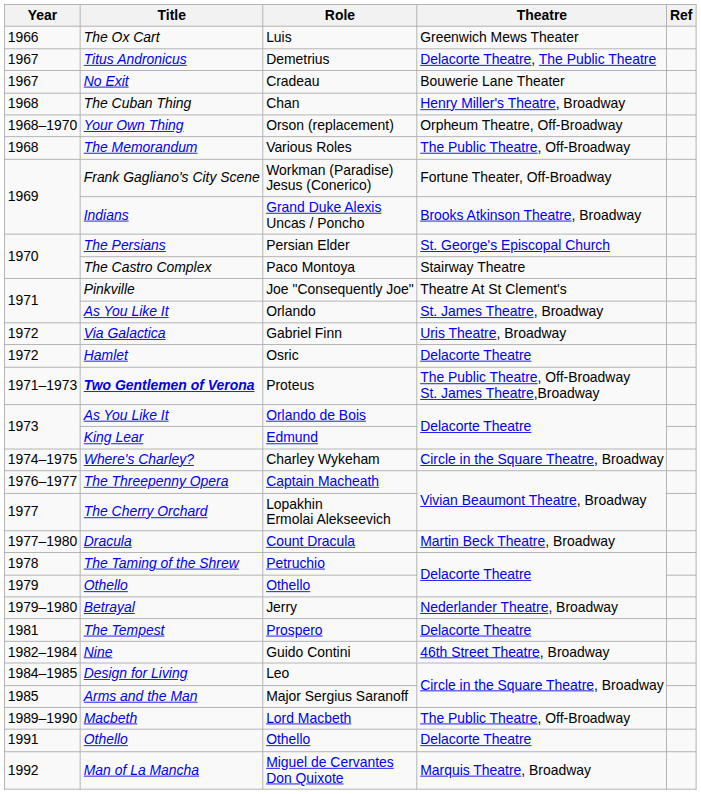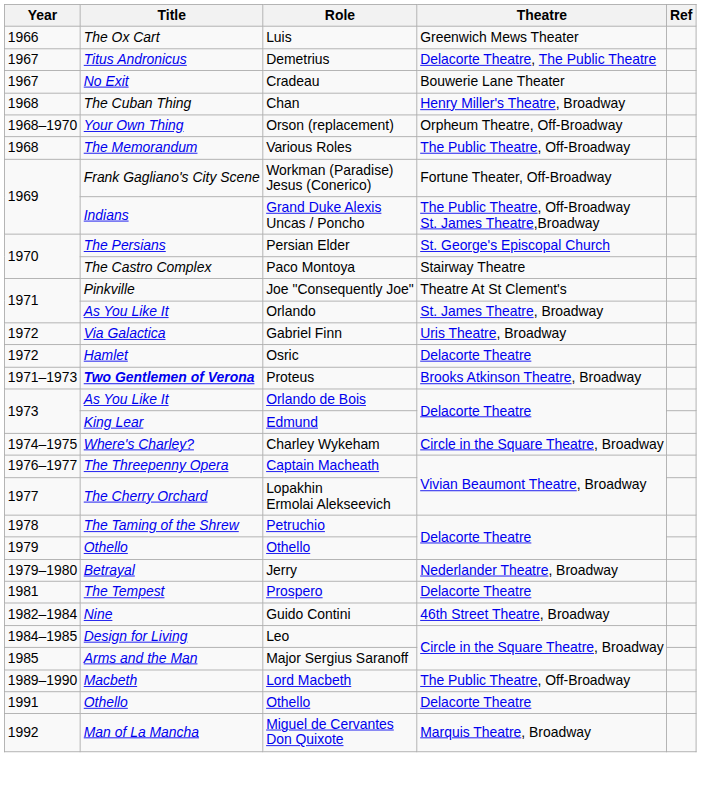(531, 215) Brooks Atkinson Theatre, Broadway -> (525, 215) The Public Theatre, Off-Broadway St. James Theatre,Broadway
(525, 385) The Public Theatre, Off-Broadway St. James Theatre,Broadway -> (531, 378) Brooks Atkinson Theatre, Broadway
- row: (42, 541)
